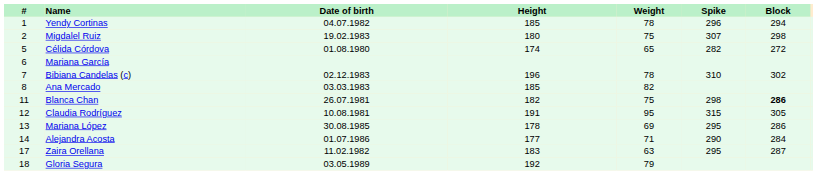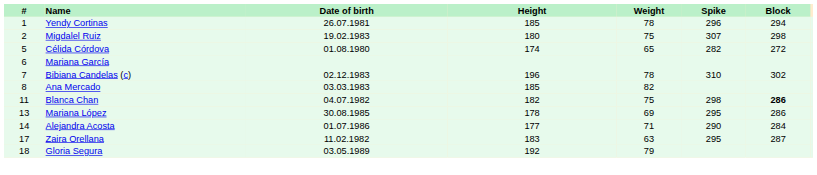(347, 23) 04.07.1982 -> (347, 23) 26.07.1981
(347, 100) 26.07.1981 -> (347, 100) 04.07.1982
- row: (84, 113)
